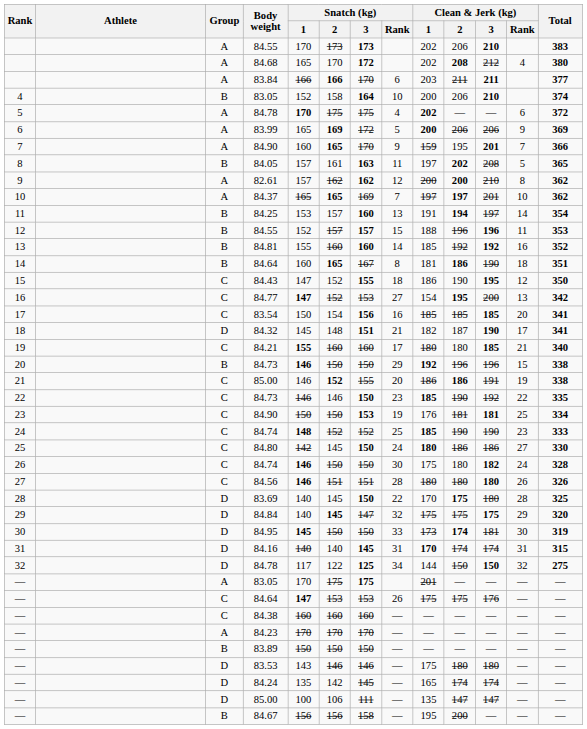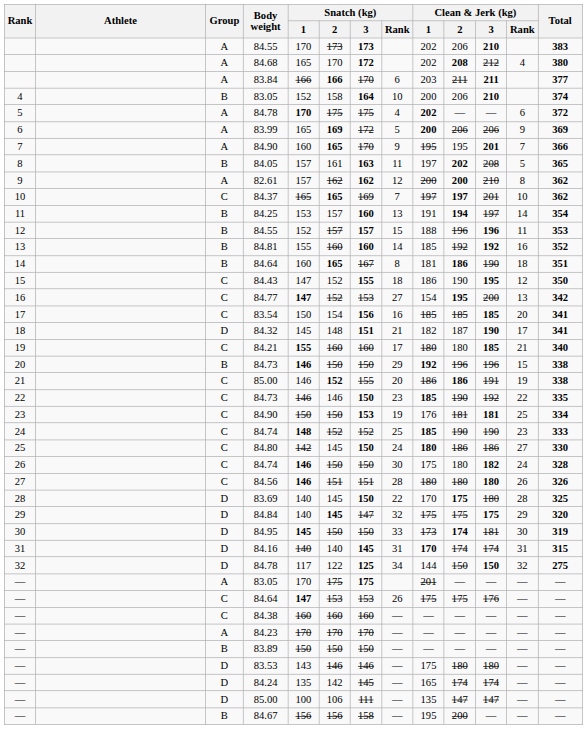(429, 146) 159 -> (429, 146) 195
(224, 197) A -> (224, 197) C
